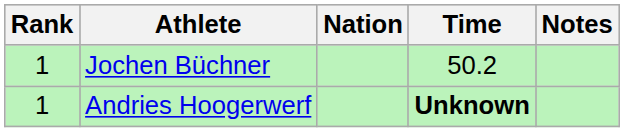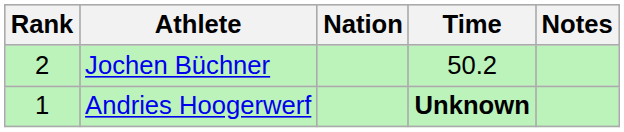(42, 65) 1 -> (42, 65) 2
